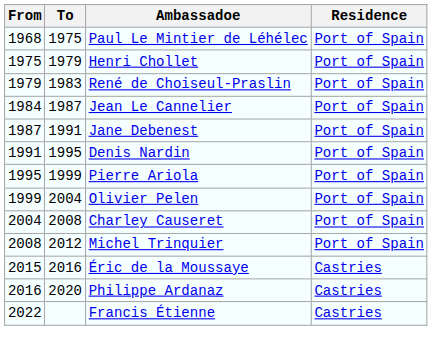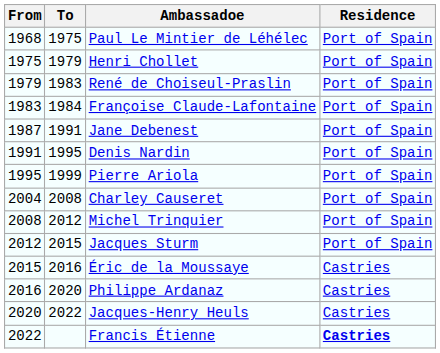+ row: (202, 108)
- row: (160, 108)
- row: (143, 199)
+ row: (143, 245)
+ row: (169, 313)
(348, 313) normal -> (357, 336) bold
